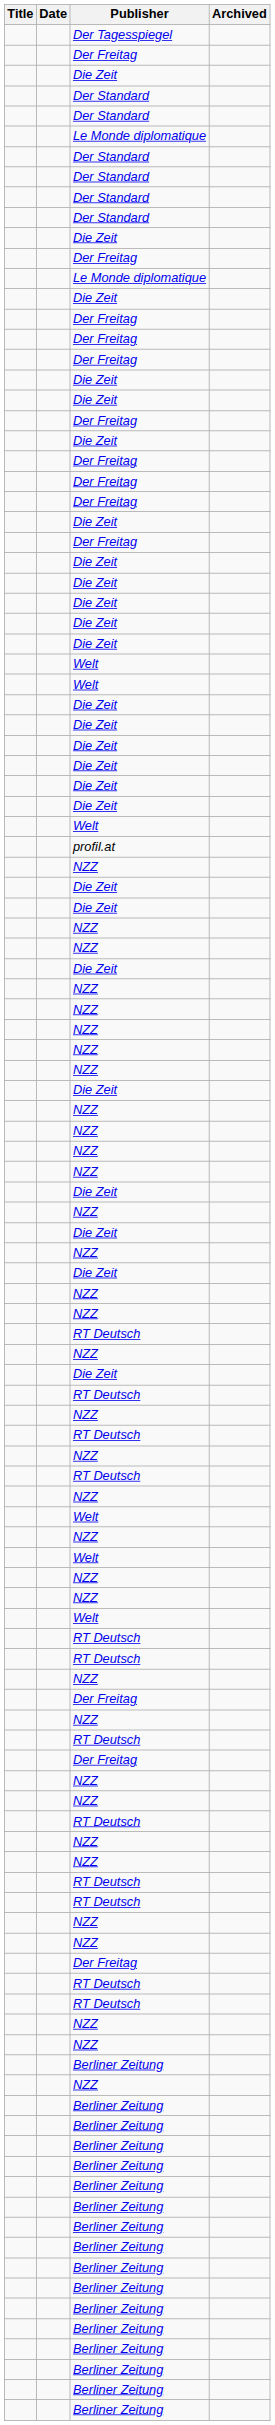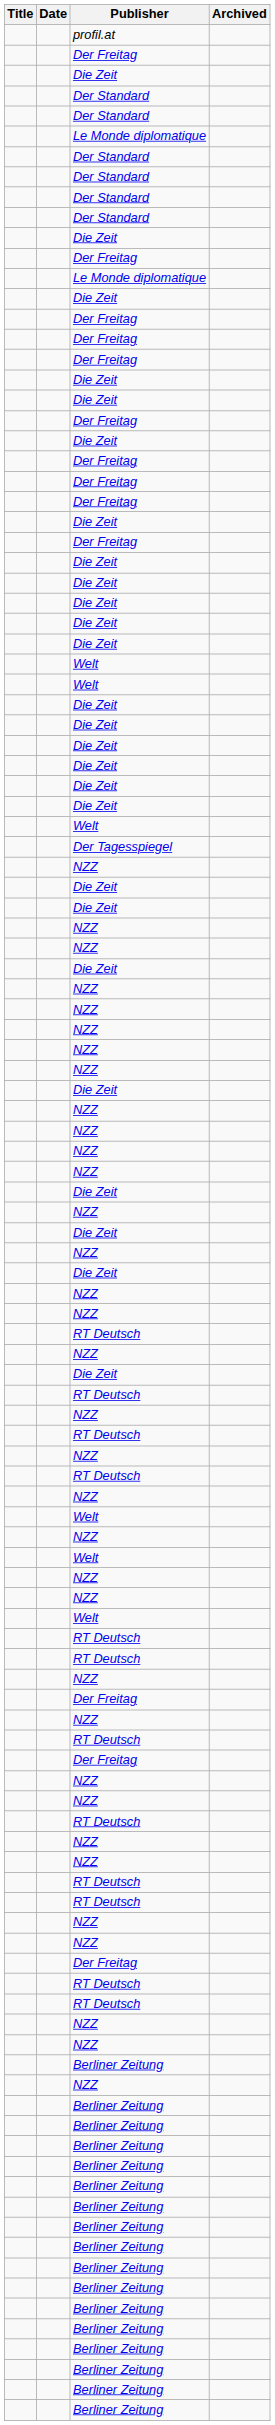rows swapped: (20, 35) <-> (20, 847)
